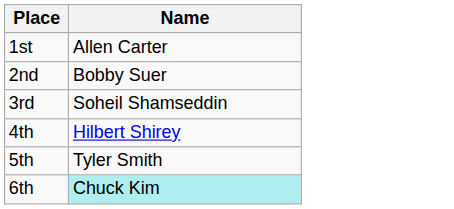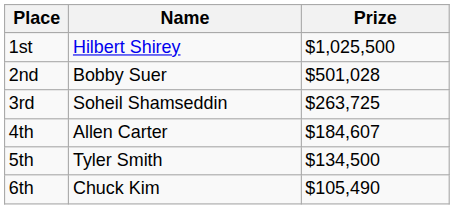+ column: (375, 18)
(120, 47) Allen Carter -> (127, 47) Hilbert Shirey
(127, 132) Hilbert Shirey -> (120, 132) Allen Carter
(116, 189) paleturquoise background -> (116, 189) no background
